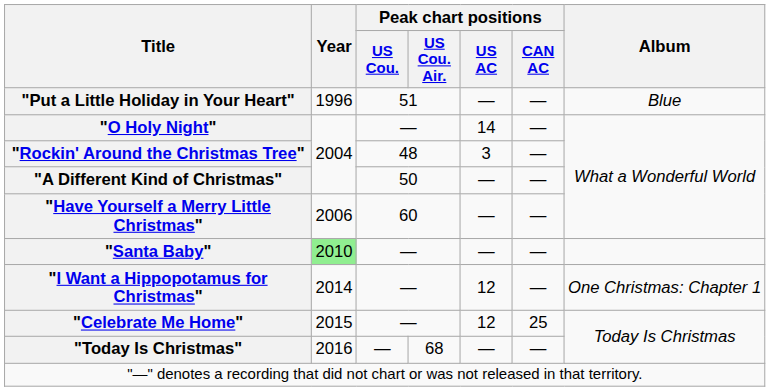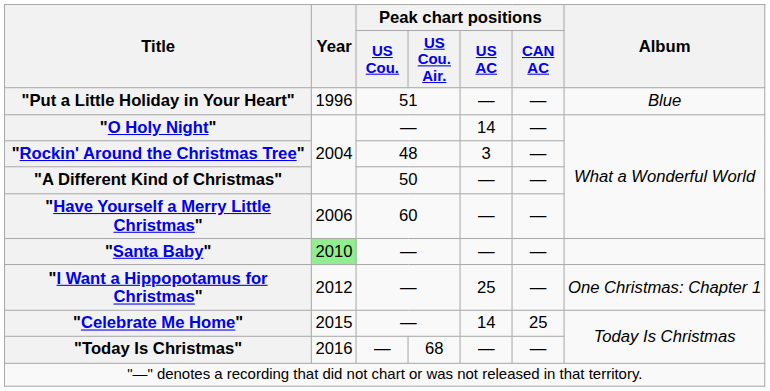(334, 287) 2014 -> (334, 287) 2012
(486, 287) 12 -> (486, 287) 25
(486, 323) 12 -> (486, 323) 14
